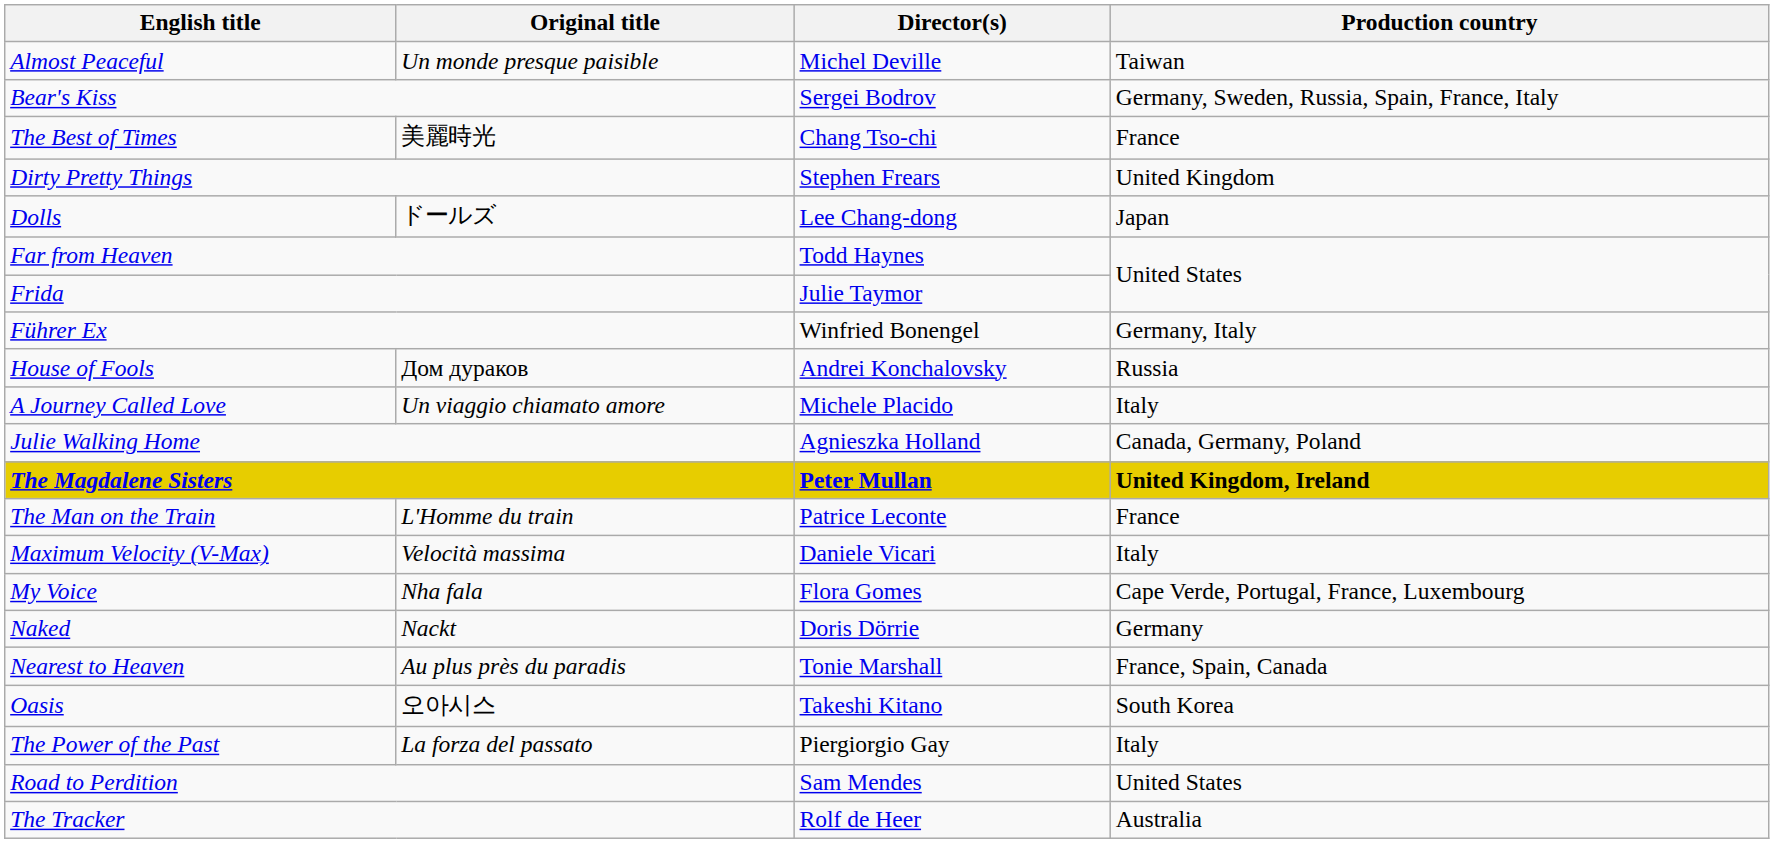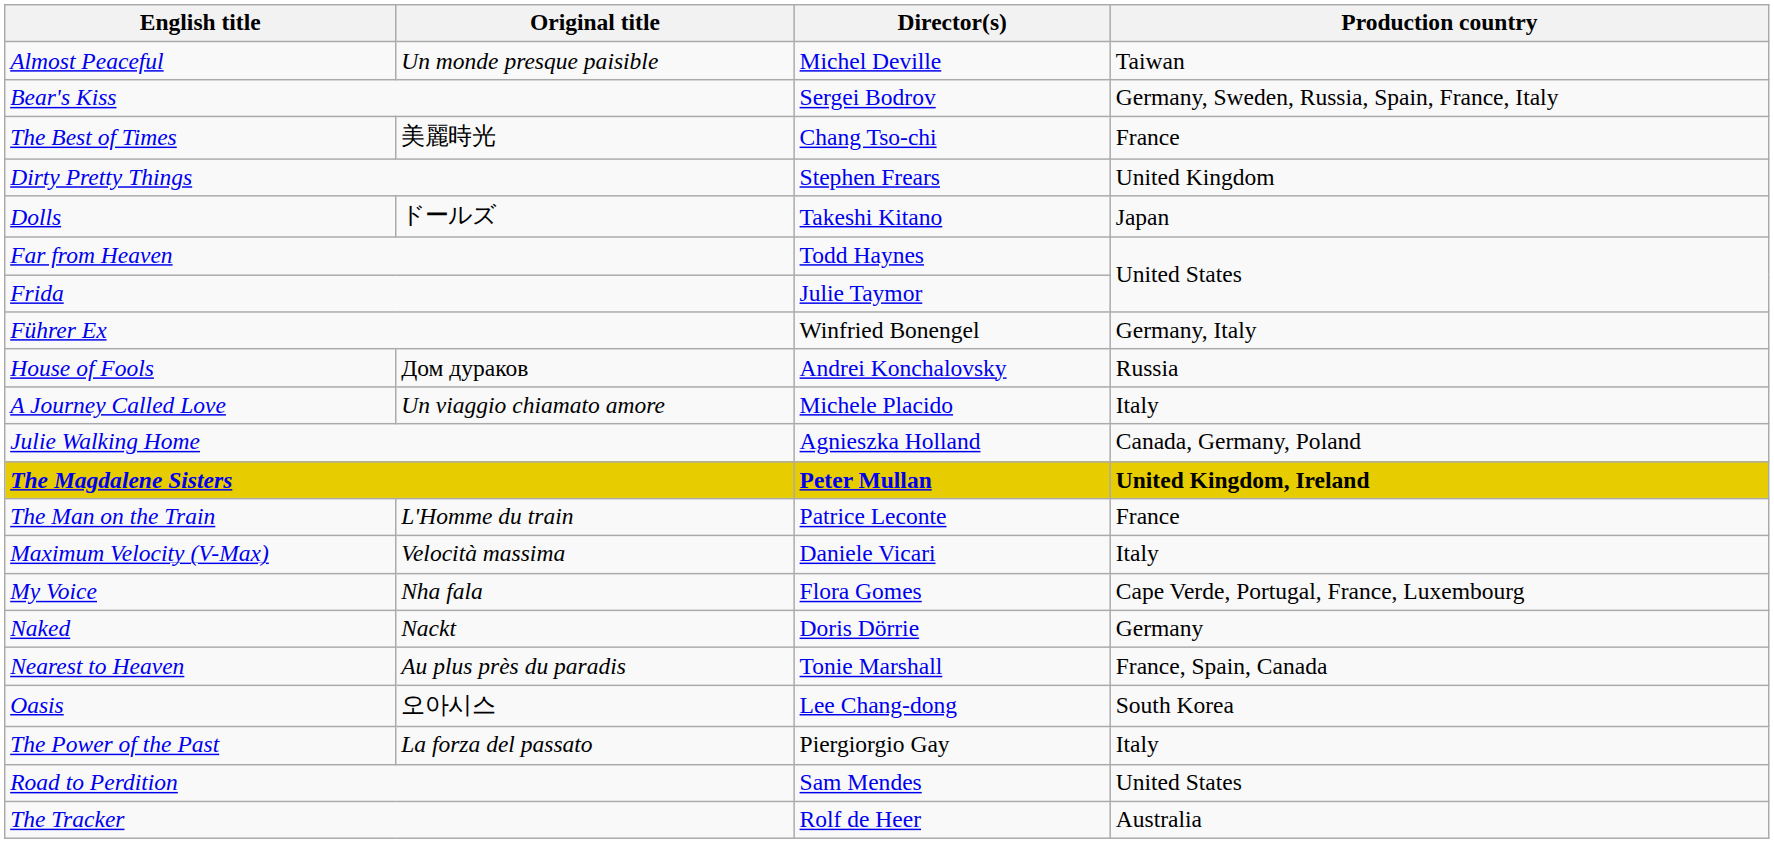(878, 216) Lee Chang-dong -> (871, 216) Takeshi Kitano
(871, 705) Takeshi Kitano -> (878, 705) Lee Chang-dong
